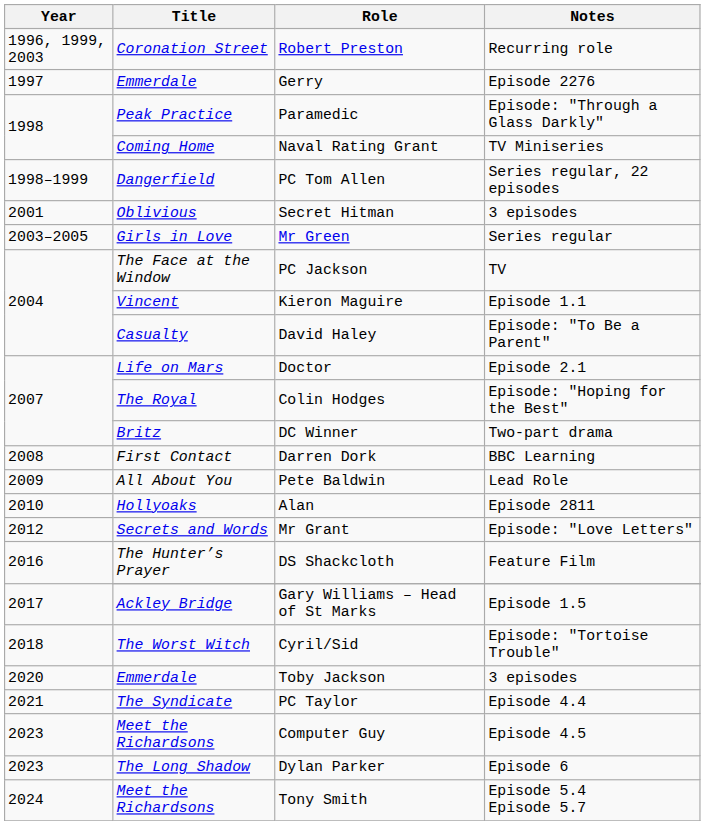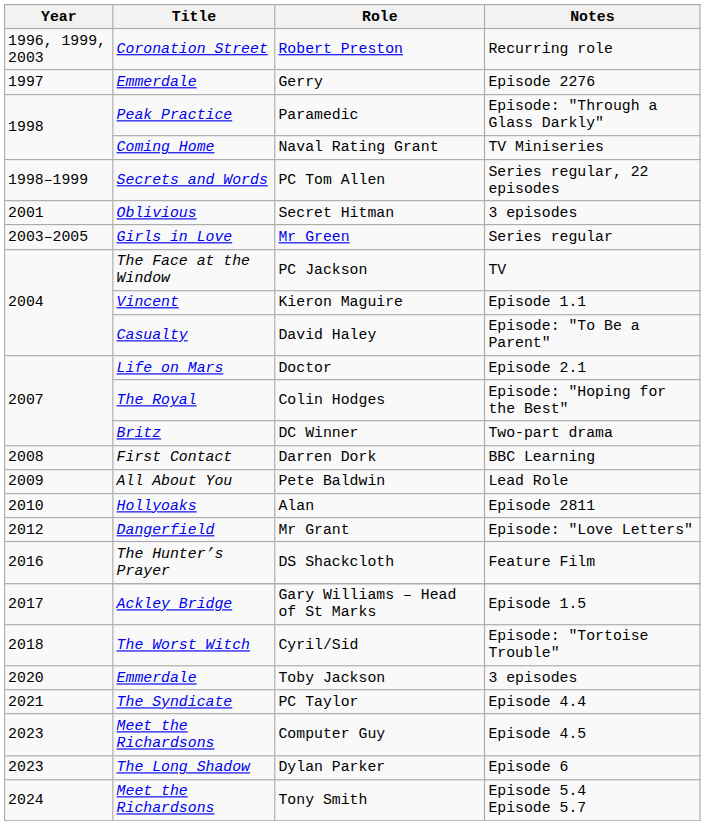(166, 180) Dangerfield -> (192, 180) Secrets and Words
(192, 530) Secrets and Words -> (166, 530) Dangerfield
